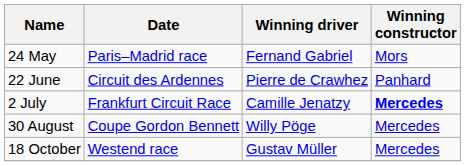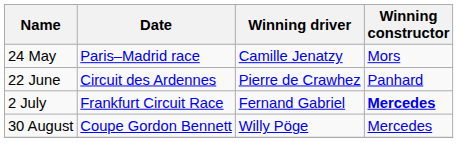(299, 56) Fernand Gabriel -> (291, 56) Camille Jenatzy
(298, 103) Camille Jenatzy -> (292, 103) Fernand Gabriel
- row: (44, 150)
